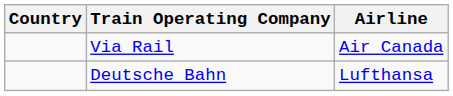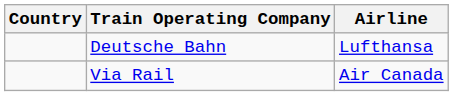rows swapped: (132, 47) <-> (158, 76)
